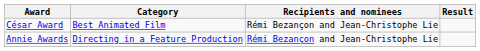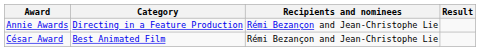rows swapped: (37, 39) <-> (35, 25)
